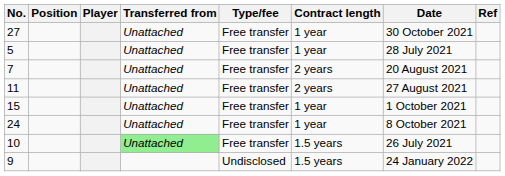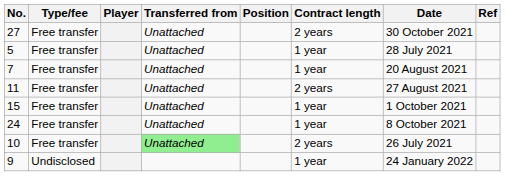columns swapped: (54, 13) <-> (255, 13)
(311, 32) 1 year -> (313, 32) 2 years
(313, 69) 2 years -> (311, 69) 1 year
(318, 143) 1.5 years -> (313, 143) 2 years
(318, 161) 1.5 years -> (311, 161) 1 year
